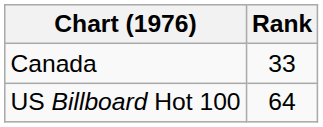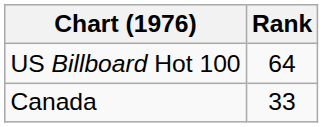rows swapped: (54, 63) <-> (126, 102)
